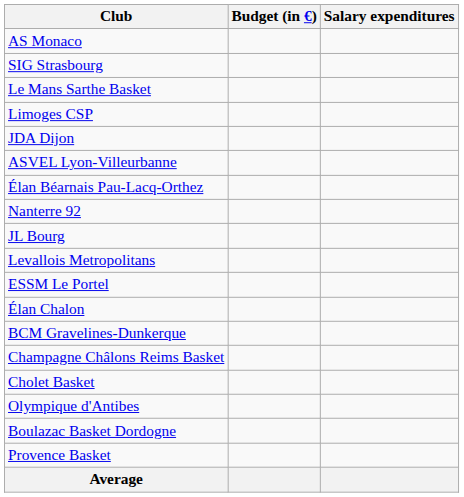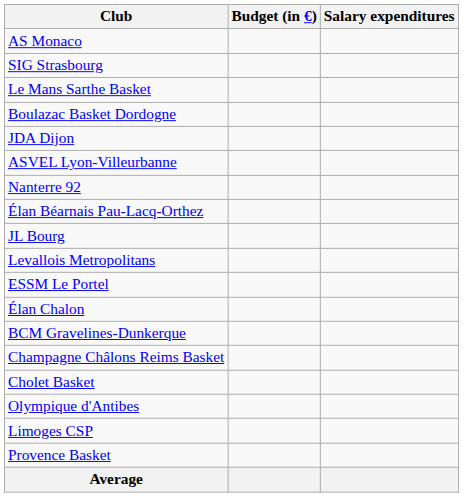rows swapped: (50, 114) <-> (92, 430)
rows swapped: (44, 211) <-> (106, 187)
